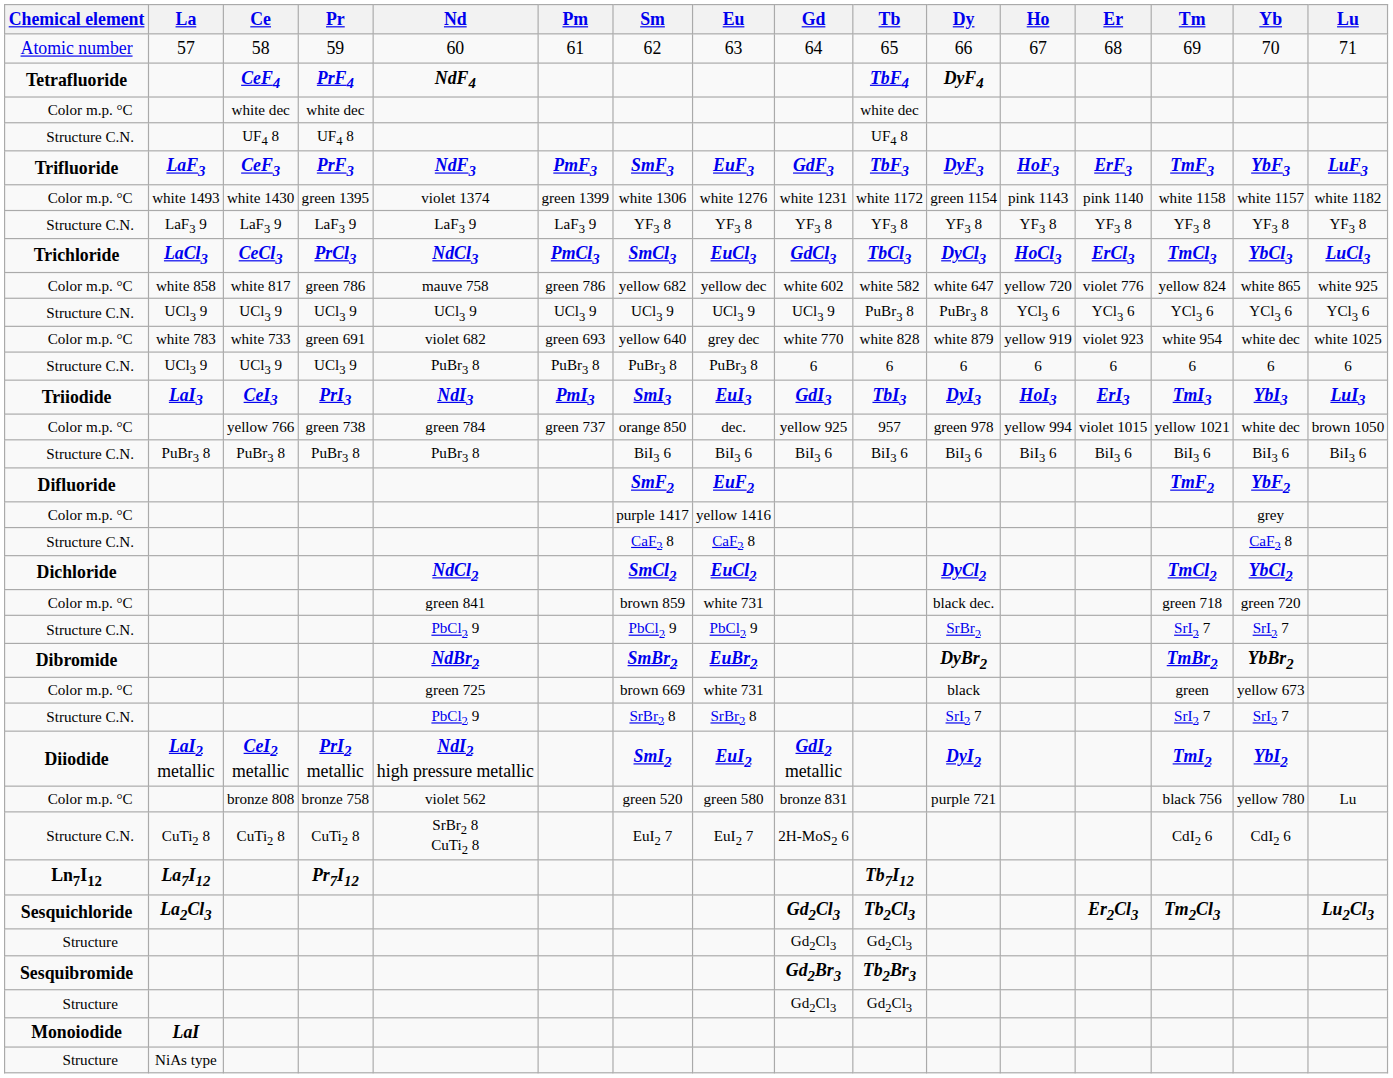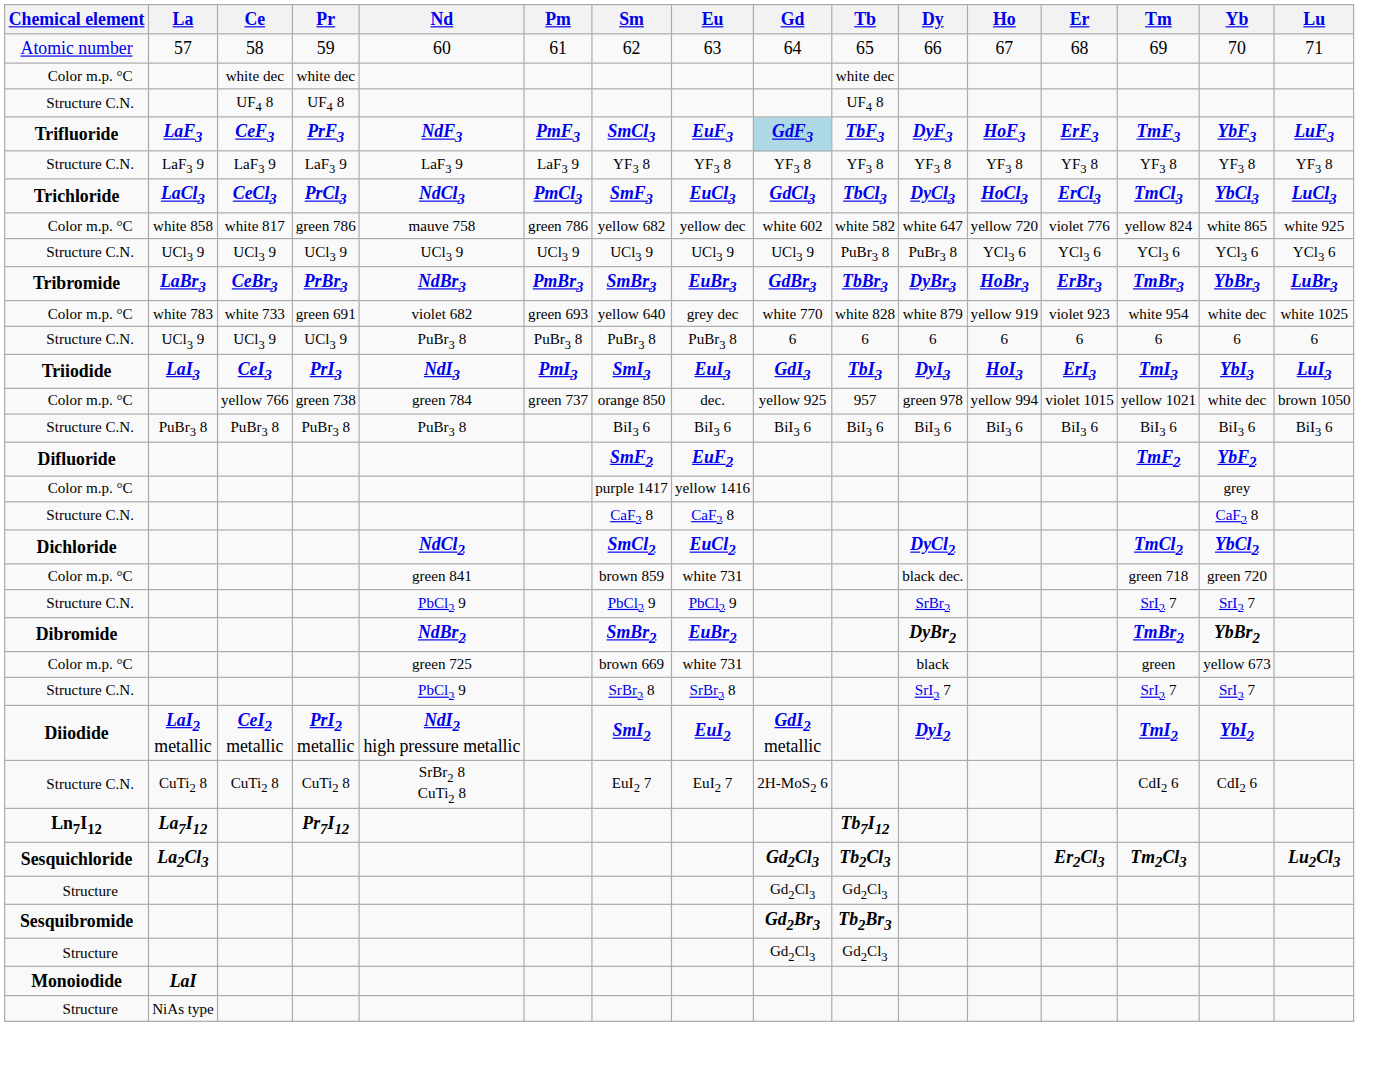- row: (77, 80)
(653, 168) SmF3 -> (632, 134) SmCl3
(814, 168) no background -> (793, 134) lightblue background
- row: (90, 198)
(653, 255) SmCl3 -> (632, 195) SmF3
+ row: (77, 283)
- row: (90, 799)
